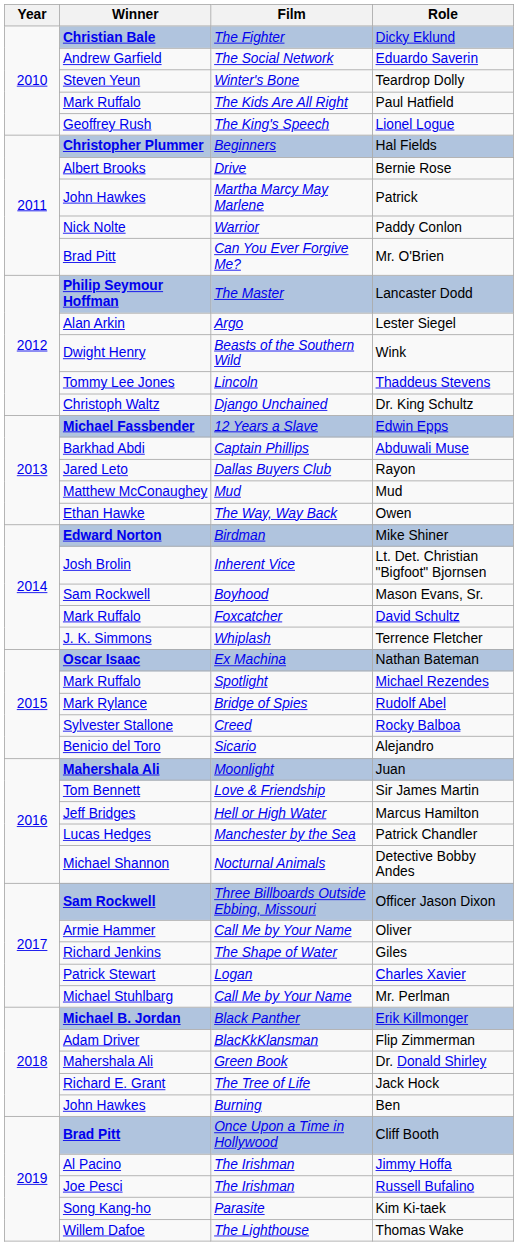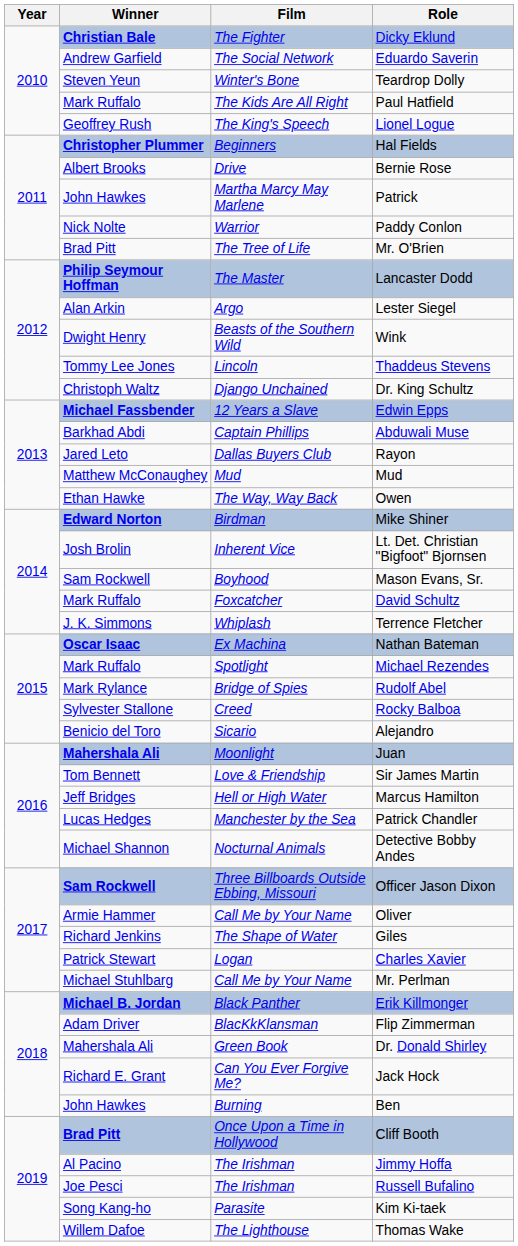(281, 256) Can You Ever Forgive Me? -> (262, 249) The Tree of Life
(262, 1083) The Tree of Life -> (281, 1076) Can You Ever Forgive Me?
